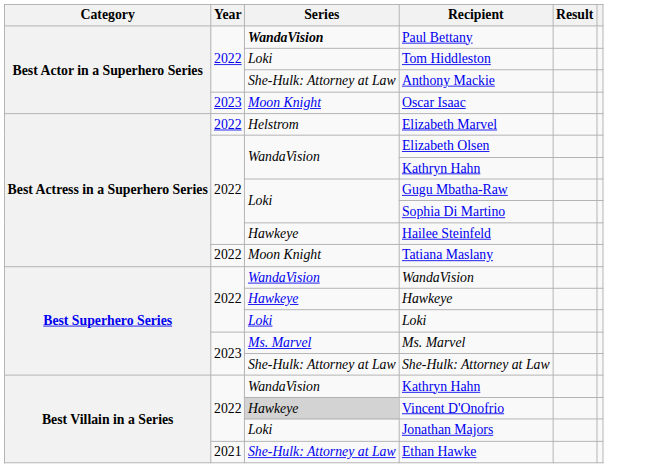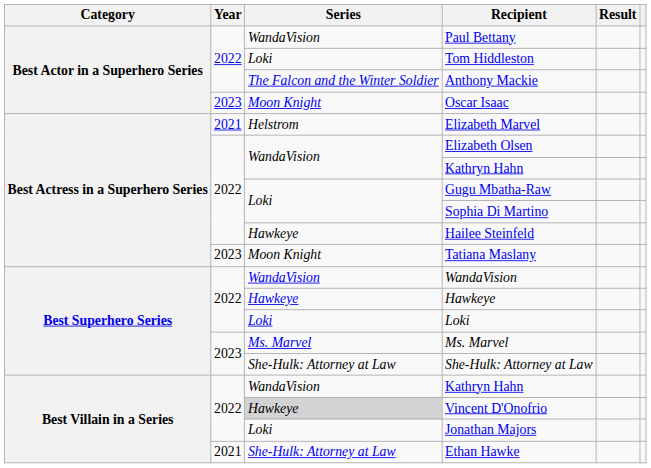(286, 37) bold -> (284, 37) normal
(322, 80) She-Hulk: Attorney at Law -> (343, 80) The Falcon and the Winter Soldier
(228, 124) 2022 -> (228, 124) 2021
(228, 255) 2022 -> (228, 255) 2023
